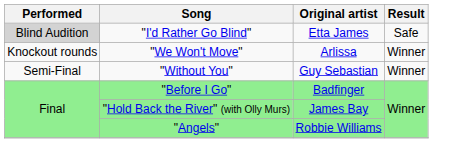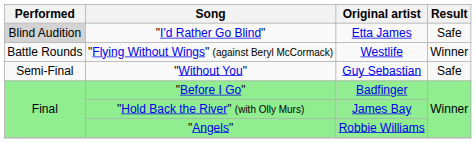+ row: (211, 52)
- row: (196, 52)
(406, 71) Winner -> (449, 71) Safe
